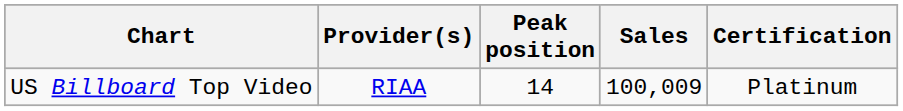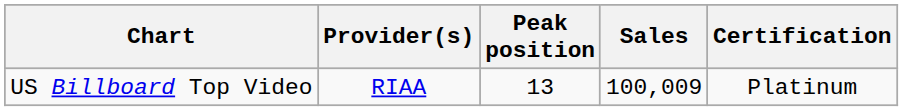(540, 87) 14 -> (540, 87) 13
